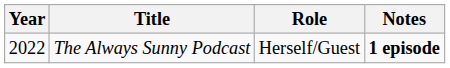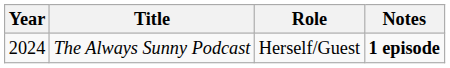(27, 47) 2022 -> (27, 47) 2024
